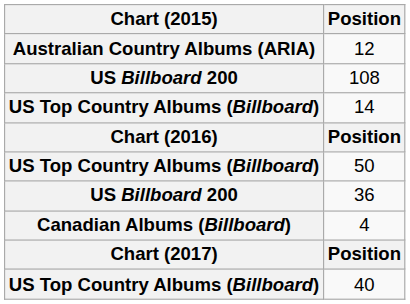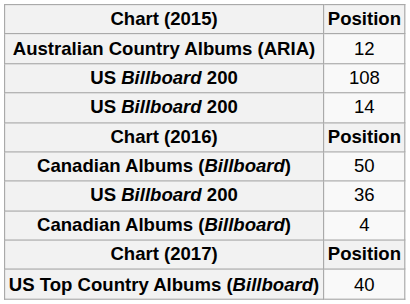(164, 107) US Top Country Albums (Billboard) -> (164, 107) US Billboard 200
(164, 166) US Top Country Albums (Billboard) -> (164, 166) Canadian Albums (Billboard)
